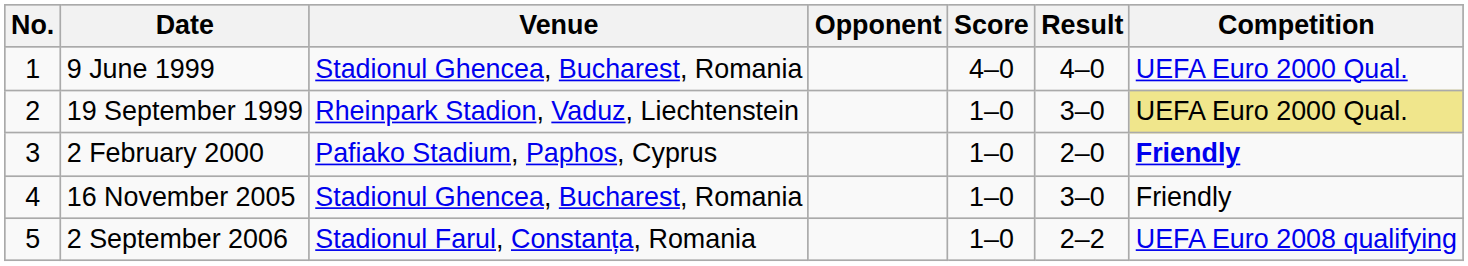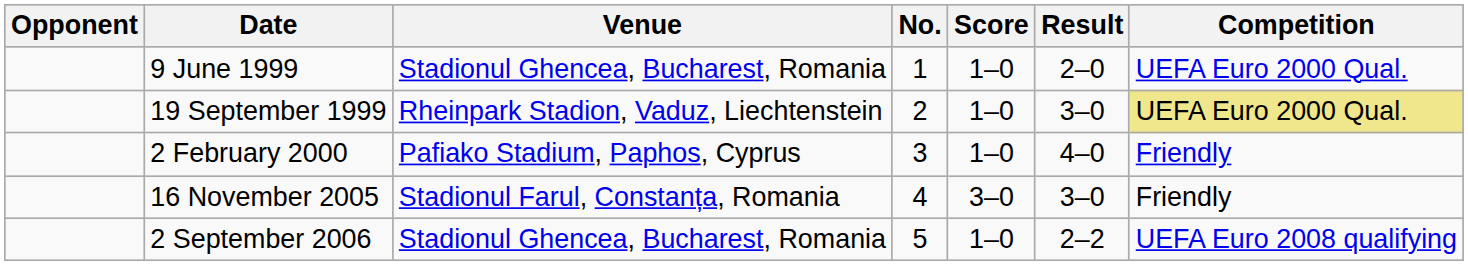columns swapped: (33, 25) <-> (878, 25)
(991, 68) 4–0 -> (991, 68) 1–0
(1082, 68) 4–0 -> (1082, 68) 2–0
(1082, 153) 2–0 -> (1082, 153) 4–0
(1188, 153) bold -> (1184, 153) normal
(559, 196) Stadionul Ghencea, Bucharest, Romania -> (619, 196) Stadionul Farul, Constanța, Romania
(991, 196) 1–0 -> (991, 196) 3–0
(536, 238) Stadionul Farul, Constanța, Romania -> (642, 238) Stadionul Ghencea, Bucharest, Romania
